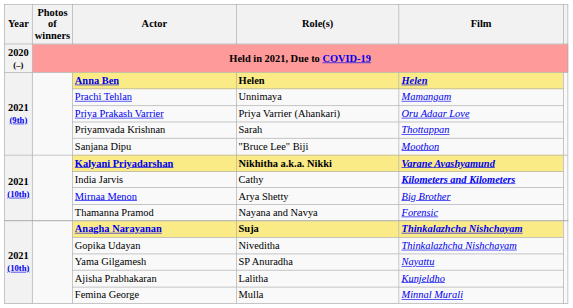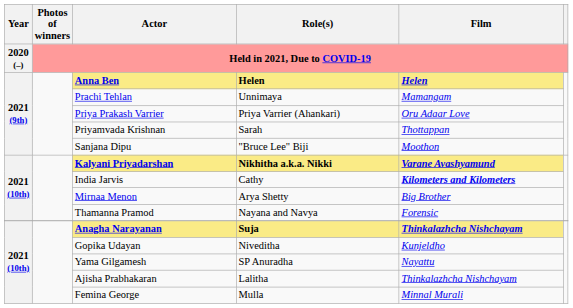(459, 245) Thinkalazhcha Nishchayam -> (423, 245) Kunjeldho
(423, 278) Kunjeldho -> (459, 278) Thinkalazhcha Nishchayam
